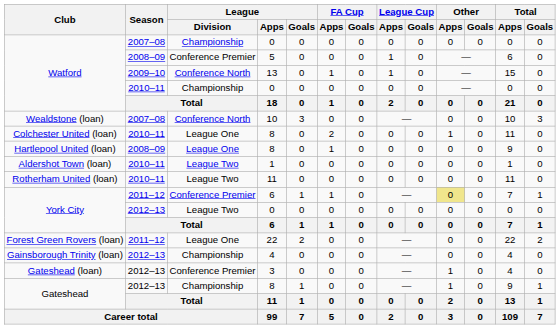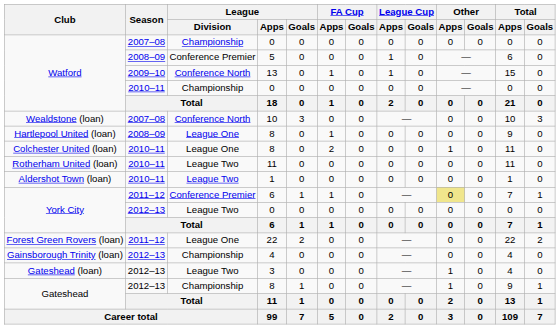rows swapped: (65, 149) <-> (65, 133)
rows swapped: (65, 164) <-> (65, 179)
(213, 270) Conference Premier -> (213, 270) League Two
